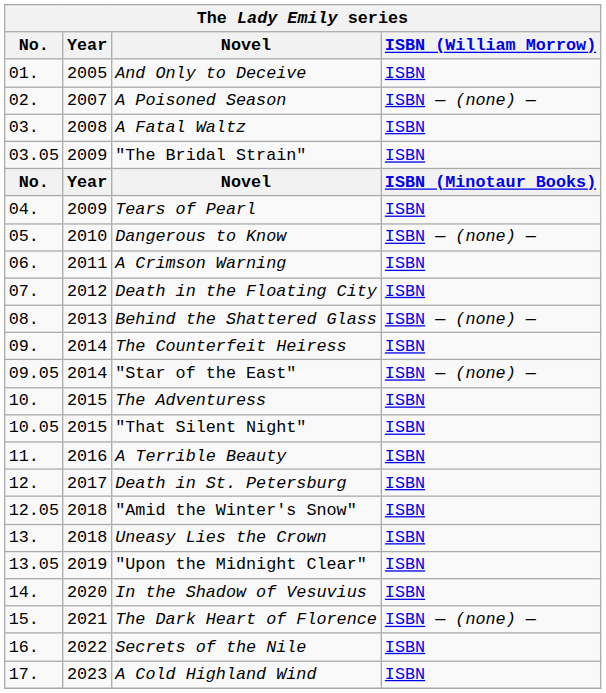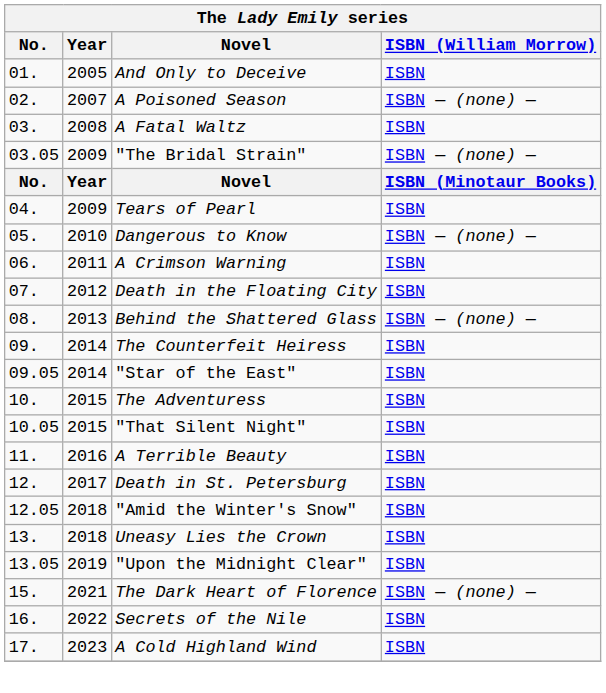(405, 155) ISBN -> (460, 155) ISBN — (none) —
(460, 374) ISBN — (none) — -> (405, 374) ISBN
- row: (241, 592)
